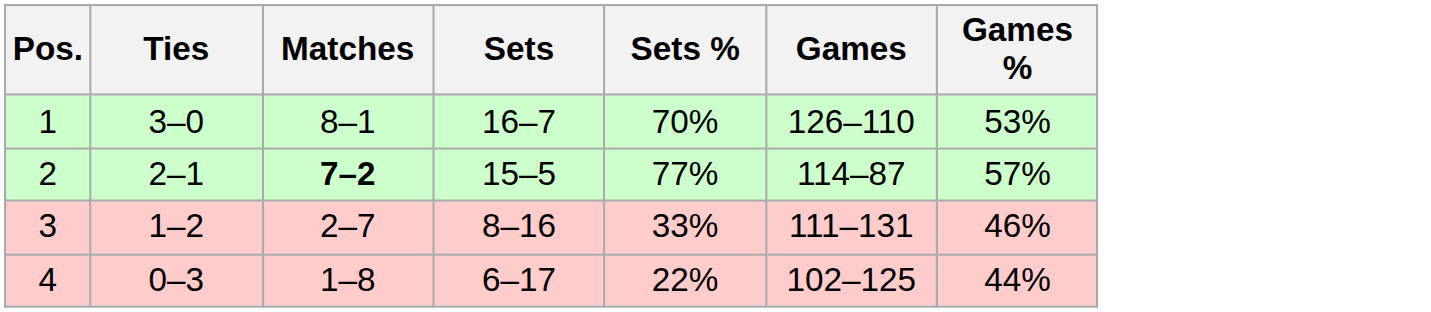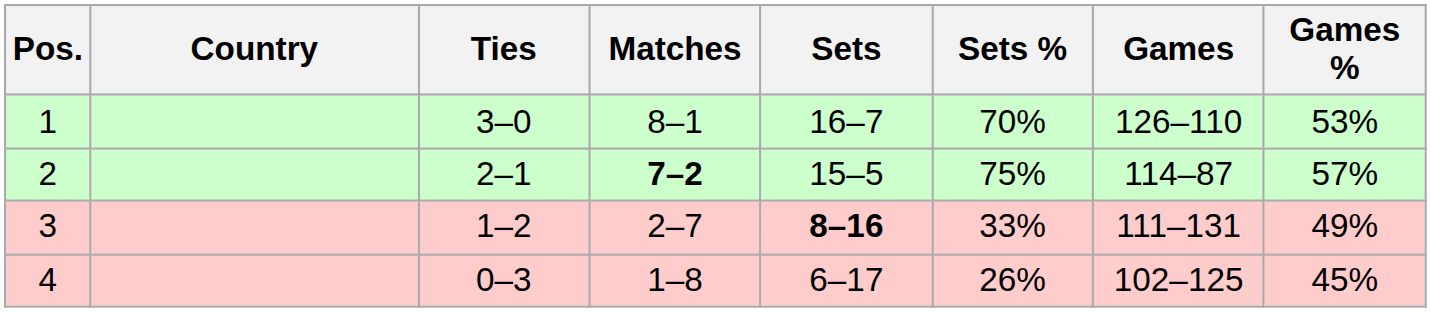+ column: (254, 49)
(685, 173) 77% -> (1013, 173) 75%
(519, 226) normal -> (846, 226) bold
(1017, 226) 46% -> (1345, 226) 49%
(685, 279) 22% -> (1013, 279) 26%
(1017, 279) 44% -> (1345, 279) 45%
